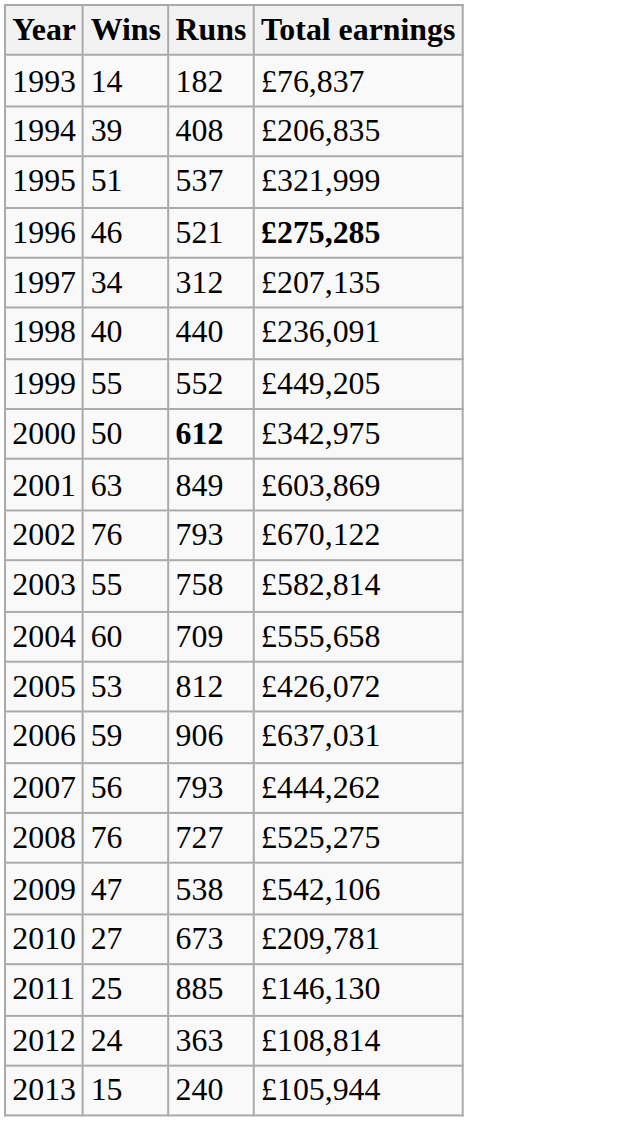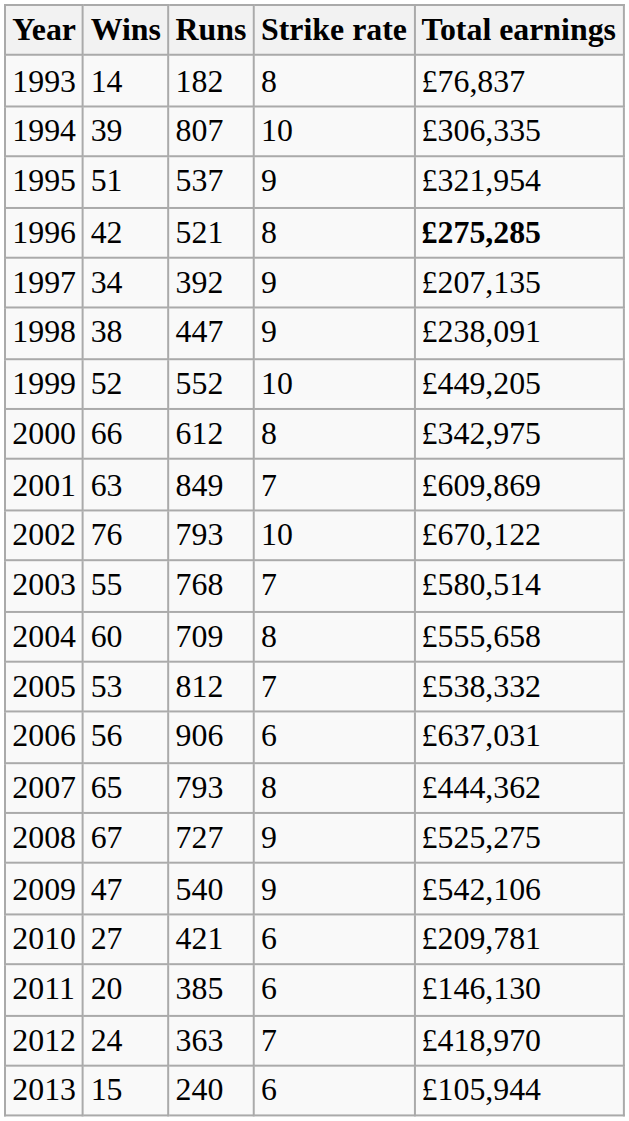+ column: (334, 29)
(199, 130) 408 -> (199, 130) 807
(321, 130) £206,835 -> (481, 130) £306,335
(321, 181) £321,999 -> (481, 181) £321,954
(107, 231) 46 -> (107, 231) 42
(199, 282) 312 -> (199, 282) 392
(107, 332) 40 -> (107, 332) 38
(199, 332) 440 -> (199, 332) 447
(321, 332) £236,091 -> (481, 332) £238,091
(107, 383) 55 -> (107, 383) 52
(107, 433) 50 -> (107, 433) 66
(199, 433) bold -> (199, 433) normal
(321, 484) £603,869 -> (481, 484) £609,869
(199, 585) 758 -> (199, 585) 768
(321, 585) £582,814 -> (481, 585) £580,514
(321, 686) £426,072 -> (481, 686) £538,332
(107, 736) 59 -> (107, 736) 56
(107, 787) 56 -> (107, 787) 65
(321, 787) £444,262 -> (481, 787) £444,362
(107, 837) 76 -> (107, 837) 67
(199, 888) 538 -> (199, 888) 540
(199, 938) 673 -> (199, 938) 421
(107, 989) 25 -> (107, 989) 20
(199, 989) 885 -> (199, 989) 385
(321, 1039) £108,814 -> (481, 1039) £418,970
